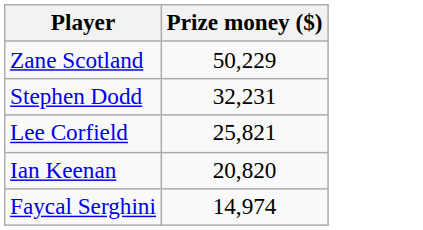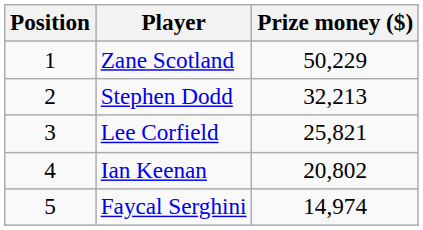+ column: (50, 22)
(245, 96) 32,231 -> (335, 96) 32,213
(245, 170) 20,820 -> (335, 170) 20,802
